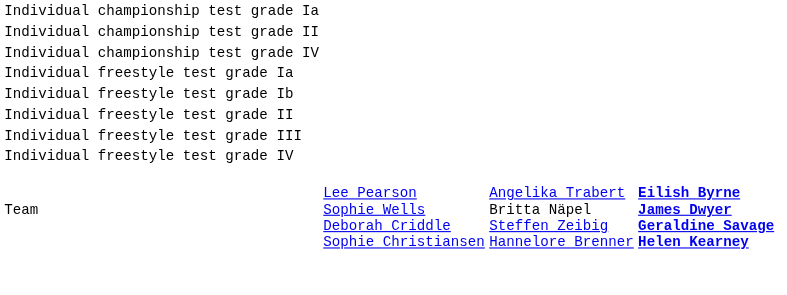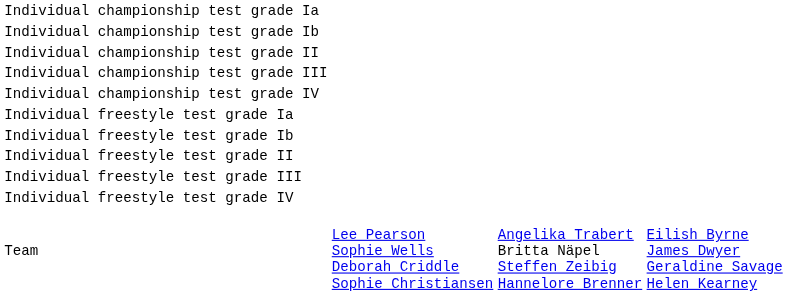+ row: (162, 32)
+ row: (166, 74)
(706, 218) bold -> (715, 259) normal
